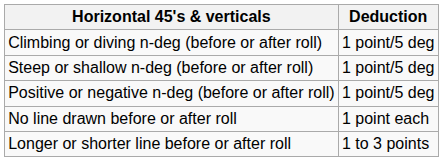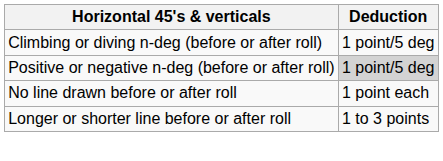- row: (161, 67)
(388, 93) no background -> (388, 67) lightgrey background
